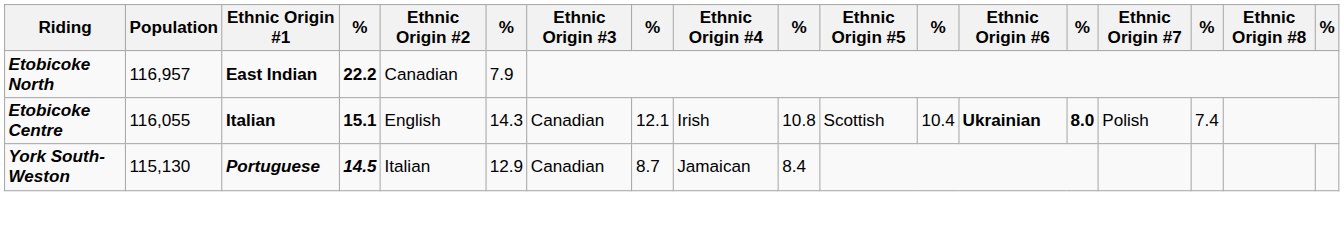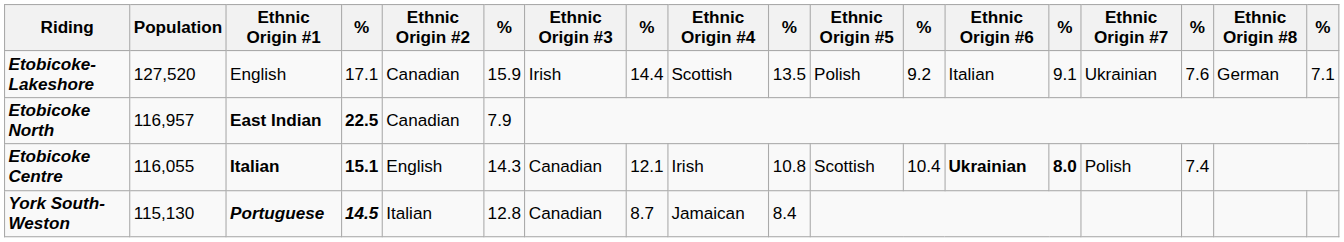+ row: (52, 74)
(360, 74) 22.2 -> (362, 120) 22.5
(506, 166) 12.9 -> (504, 213) 12.8
